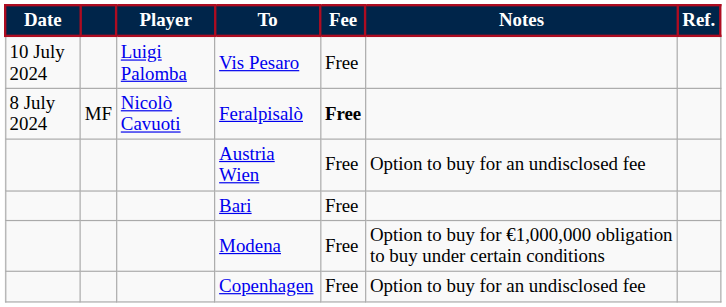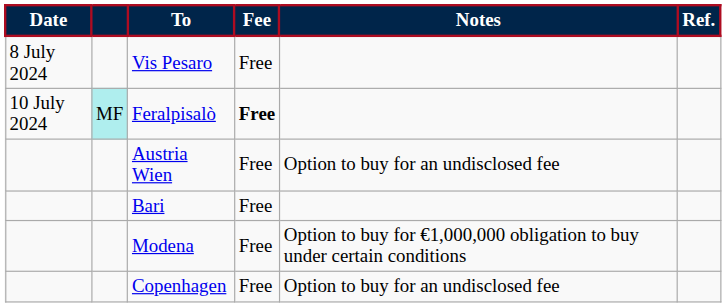- column: (166, 20)
(37, 62) 10 July 2024 -> (32, 62) 8 July 2024
(32, 113) 8 July 2024 -> (37, 113) 10 July 2024
(98, 113) no background -> (110, 113) paleturquoise background
